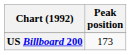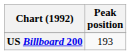(105, 41) 173 -> (105, 41) 193
